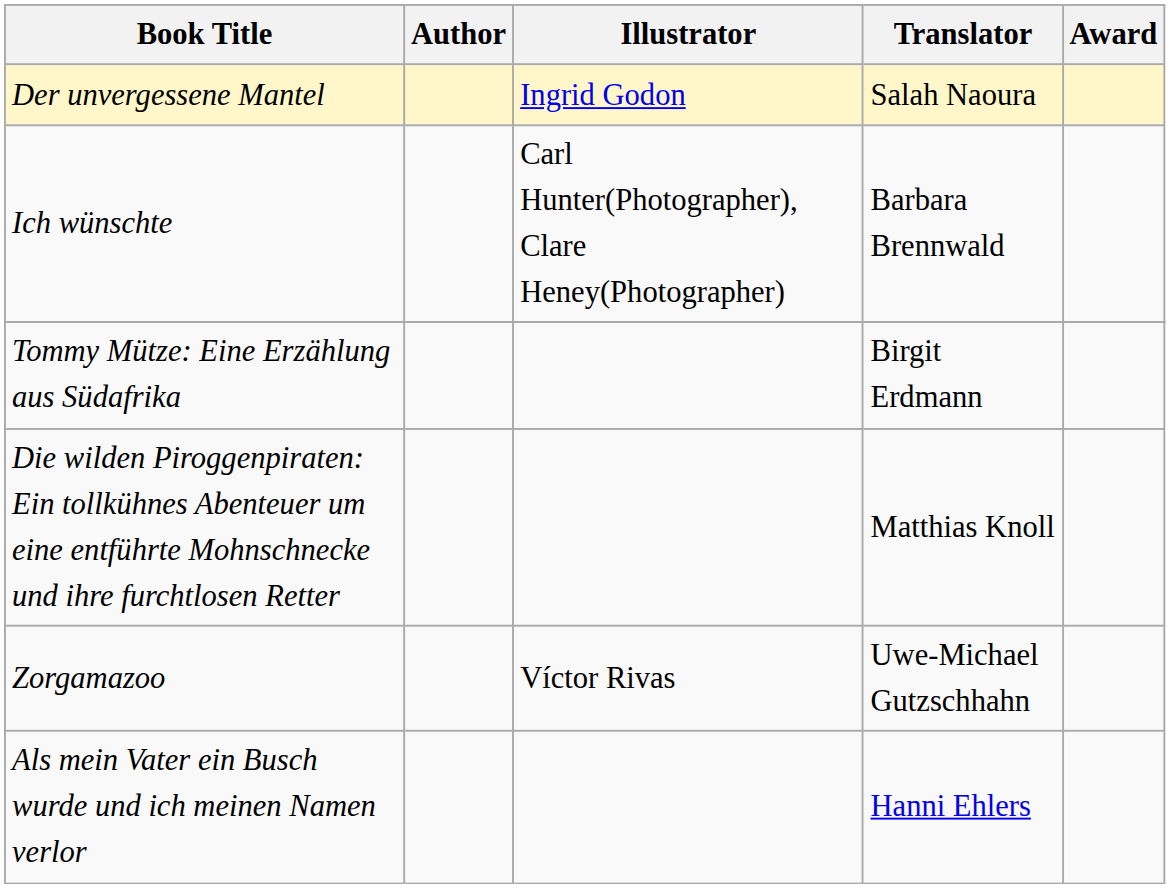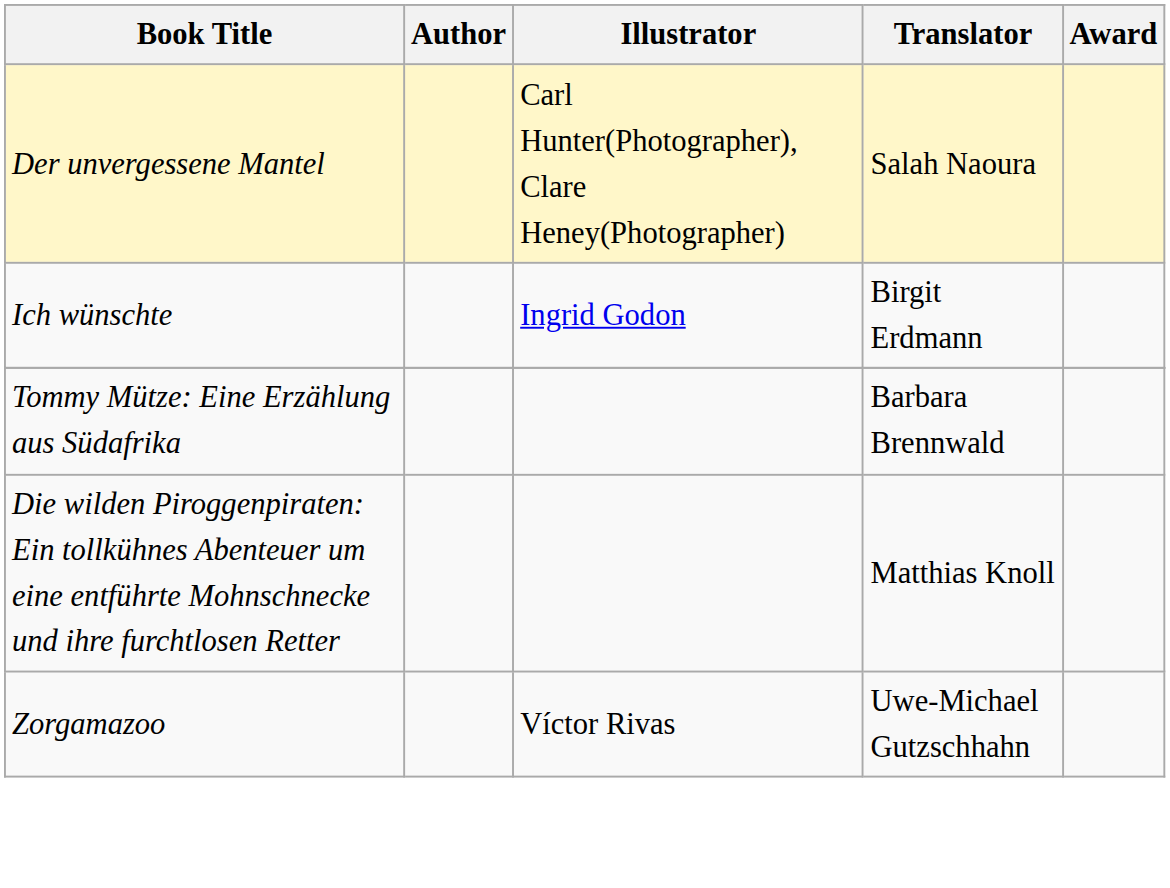(603, 94) Ingrid Godon -> (659, 163) Carl Hunter(Photographer), Clare Heney(Photographer)
(659, 223) Carl Hunter(Photographer), Clare Heney(Photographer) -> (603, 314) Ingrid Godon
(938, 223) Barbara Brennwald -> (927, 314) Birgit Erdmann
(927, 374) Birgit Erdmann -> (938, 420) Barbara Brennwald
- row: (194, 806)
